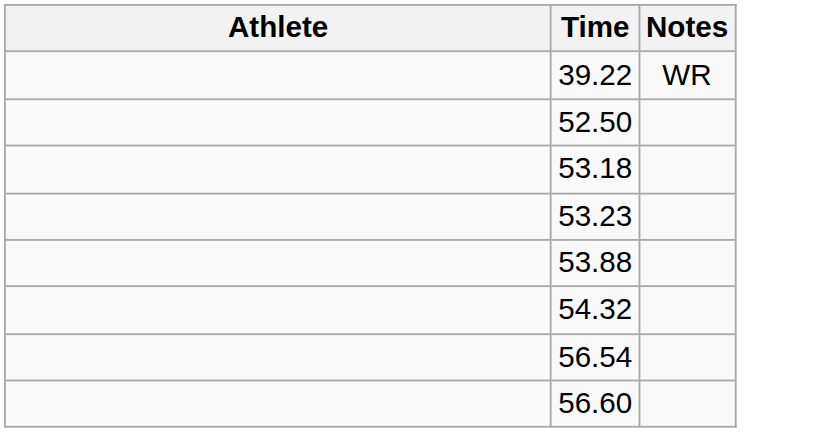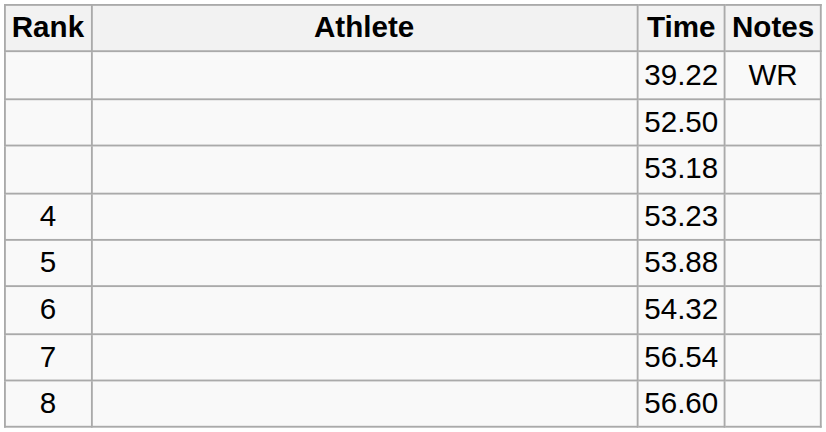+ column: (48, 27)
